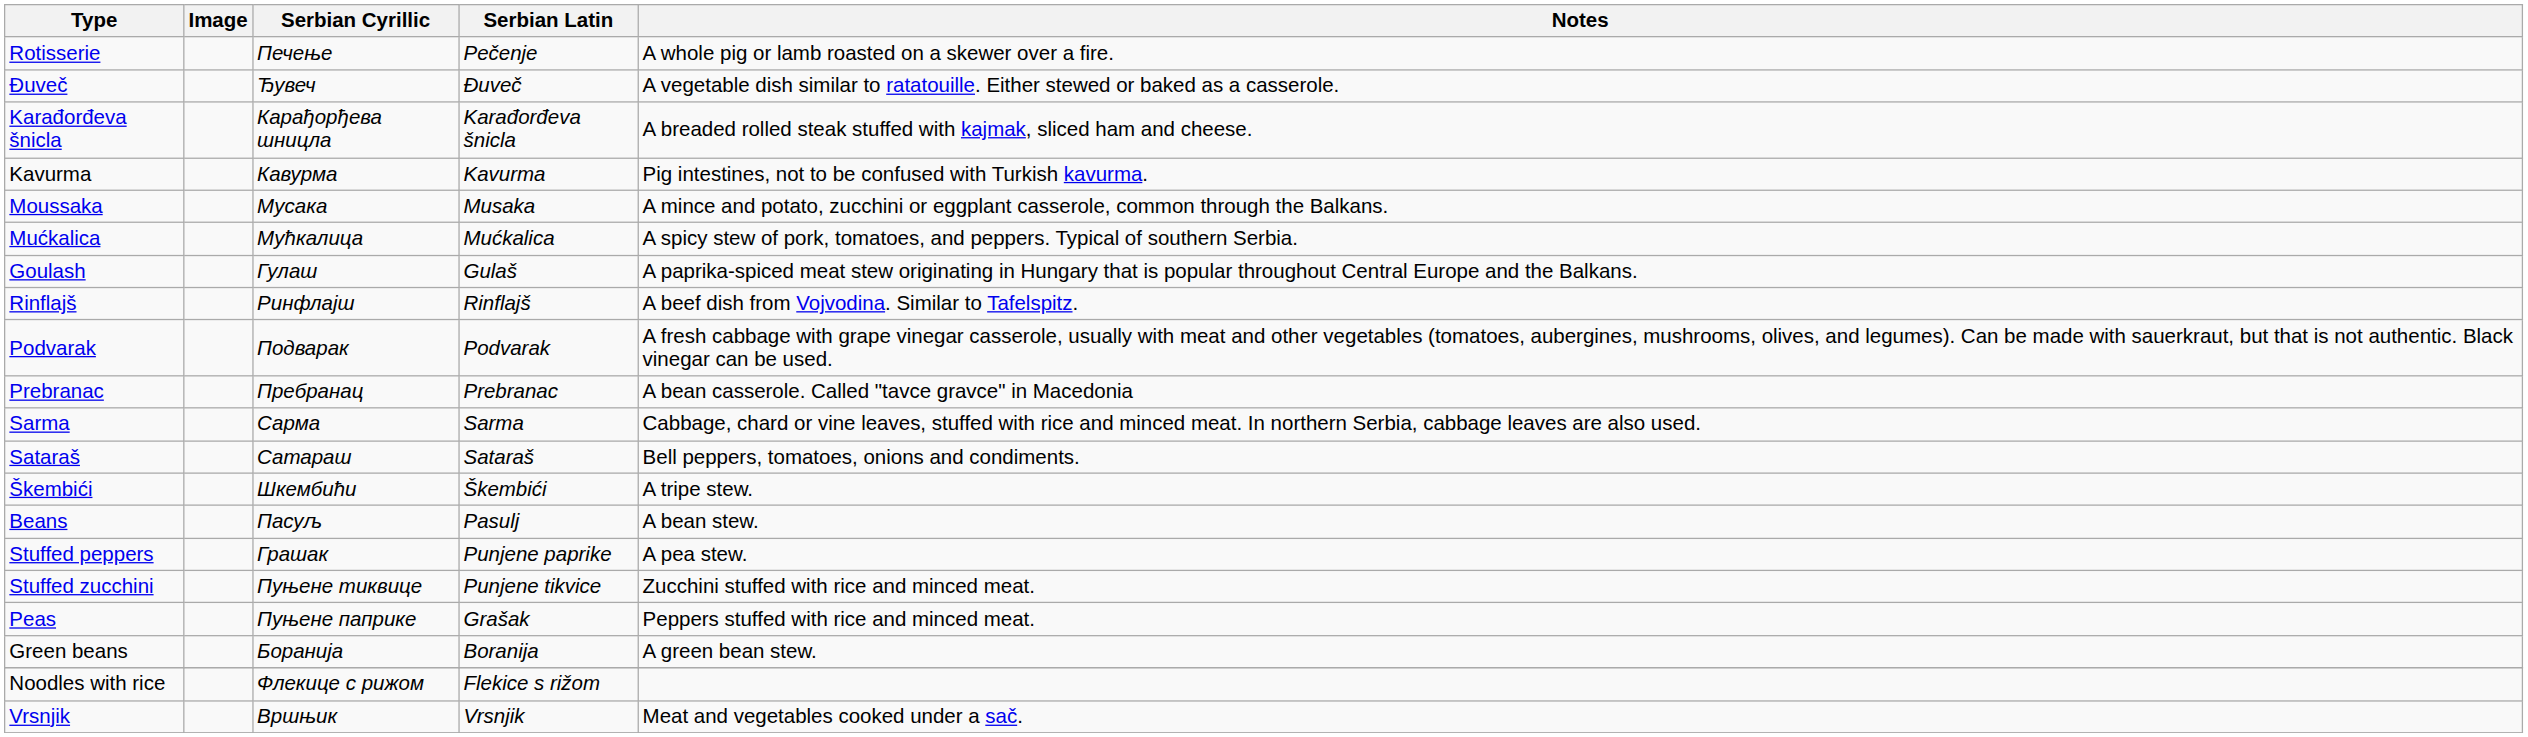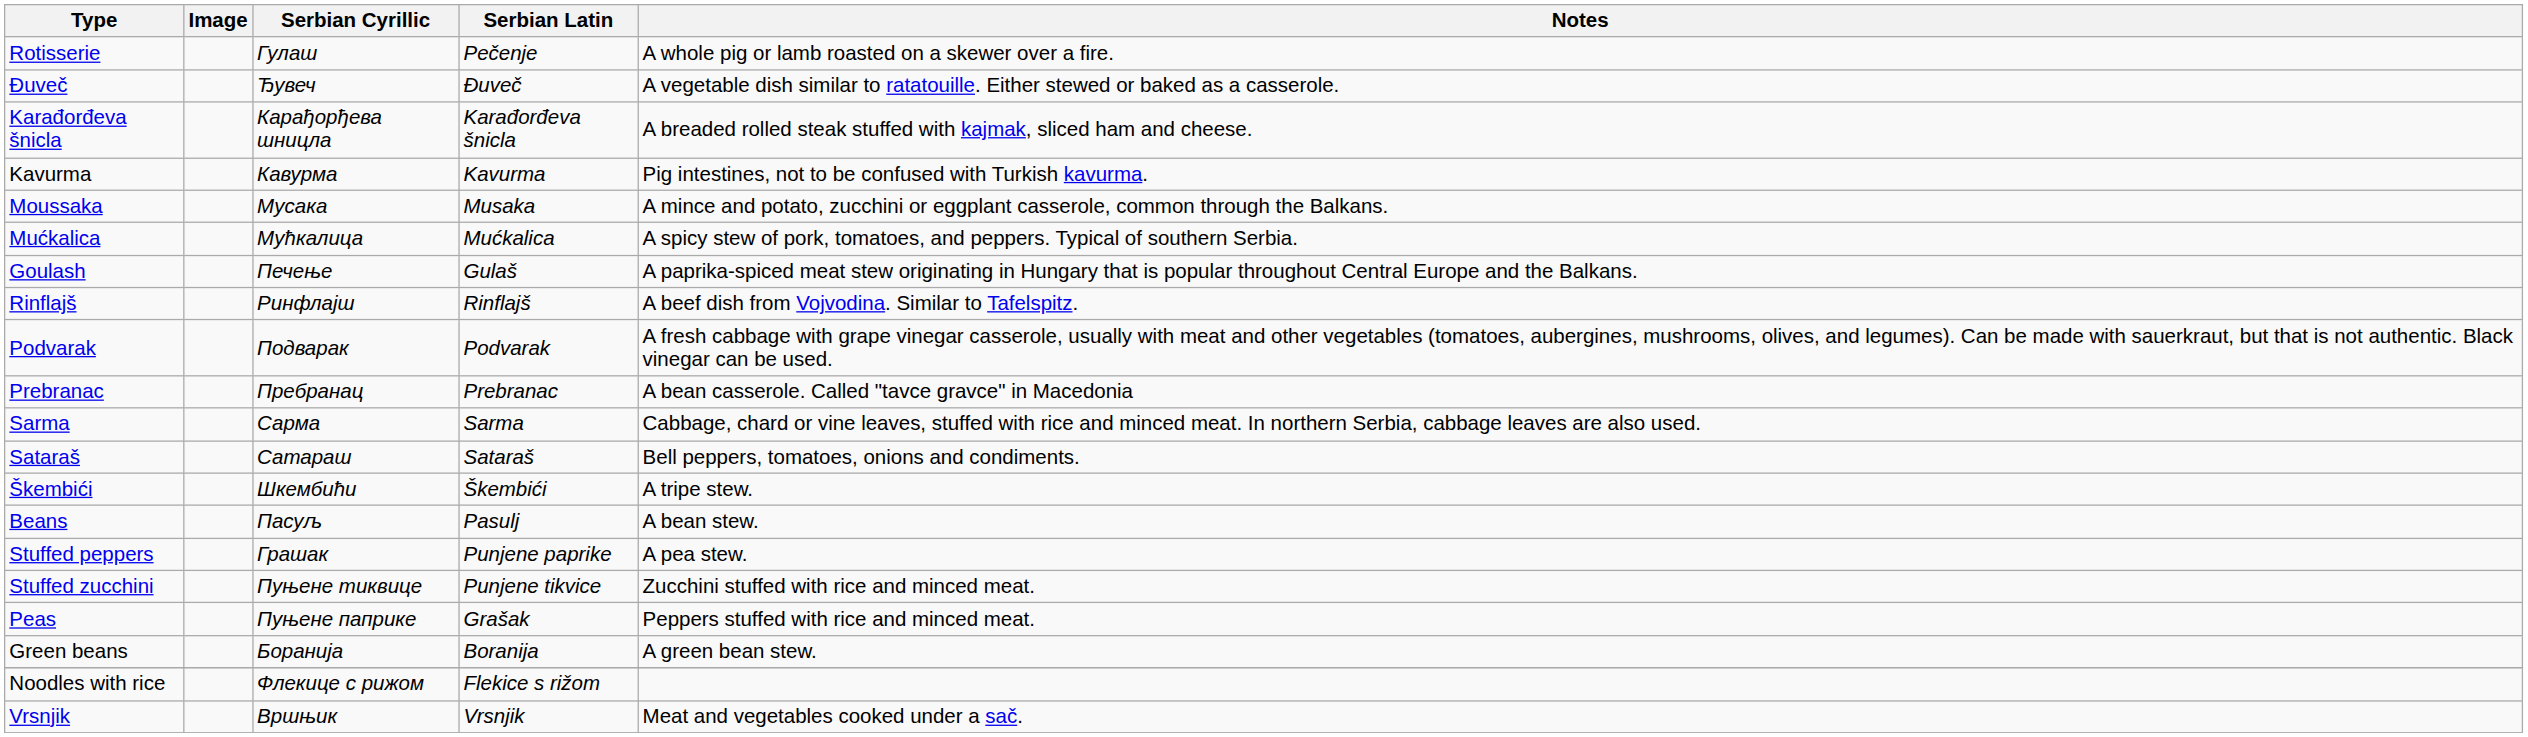(295, 53) Печење -> (287, 53) Гулаш
(287, 271) Гулаш -> (295, 271) Печење
